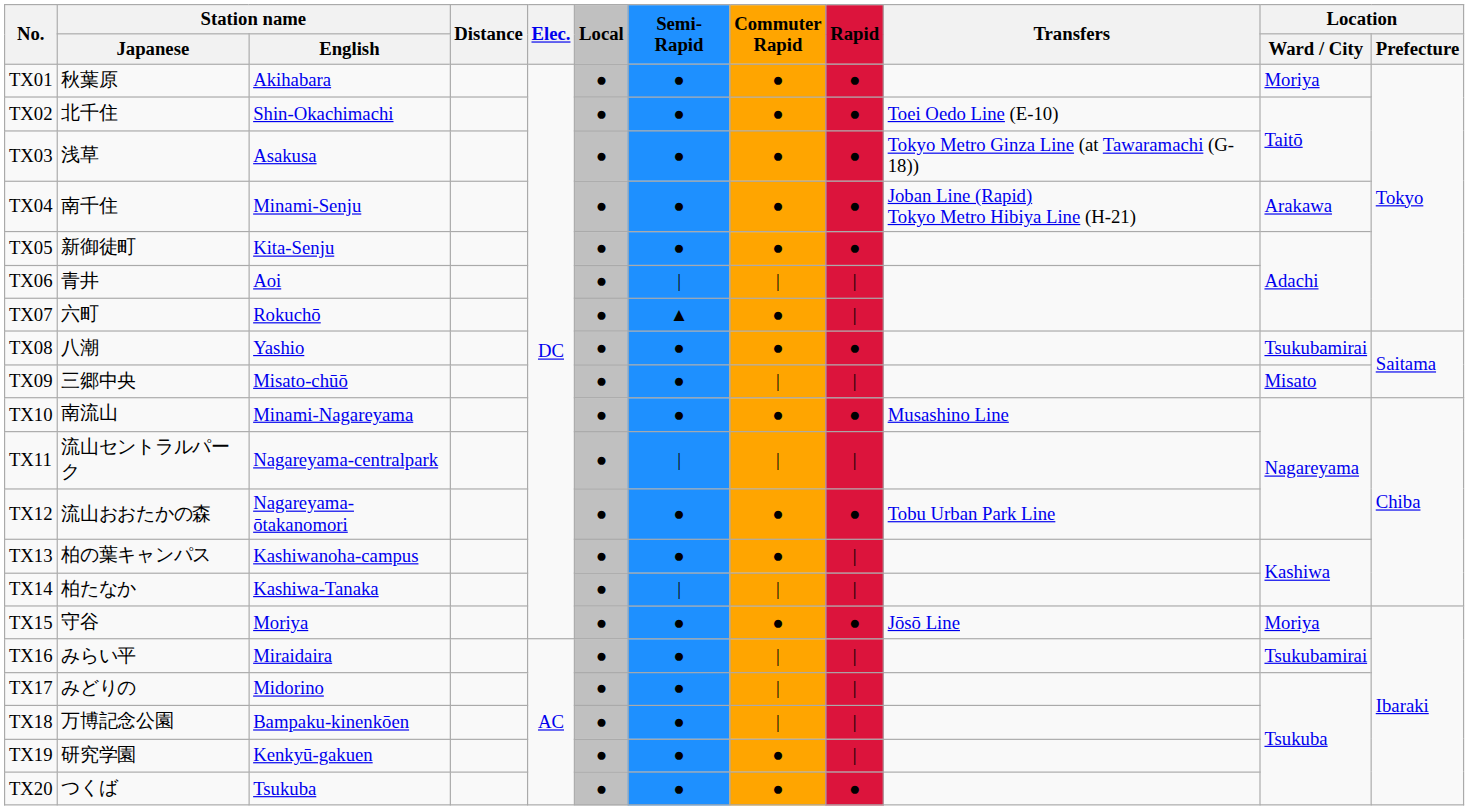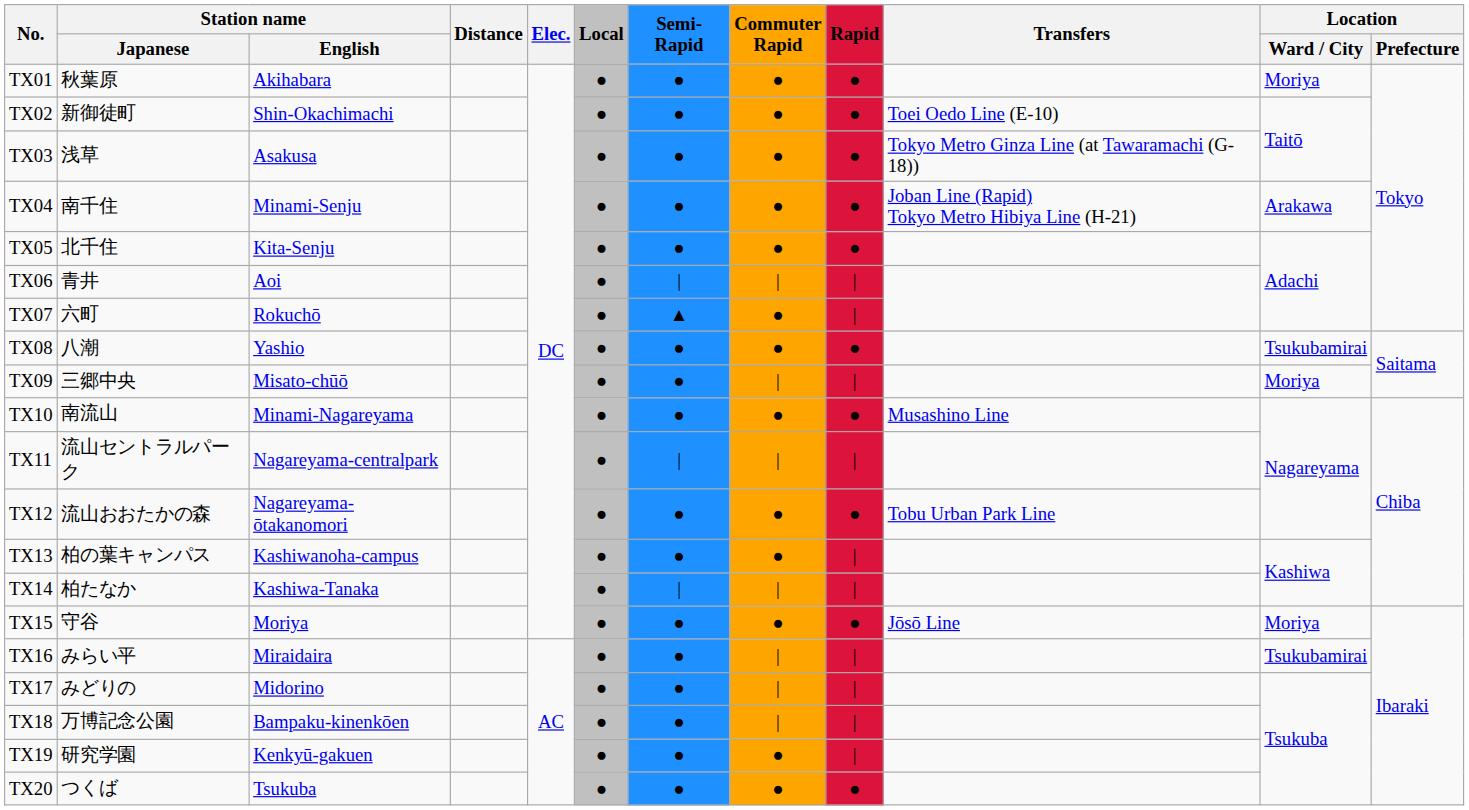(89, 113) 北千住 -> (99, 113) 新御徒町
(99, 247) 新御徒町 -> (89, 247) 北千住
(1290, 381) Misato -> (1292, 381) Moriya
